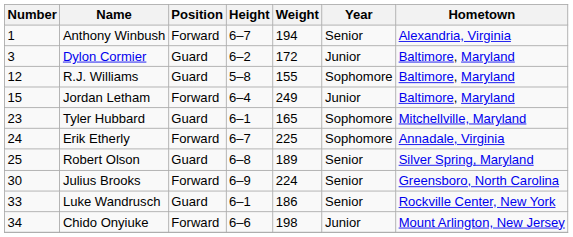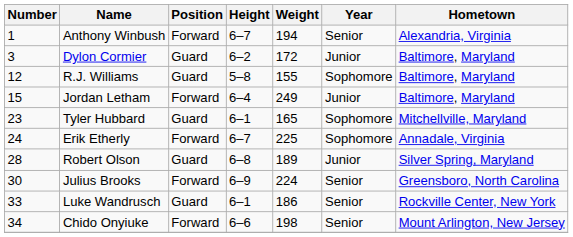(15, 160) 25 -> (15, 160) 28
(344, 160) Senior -> (343, 160) Junior
(343, 222) Junior -> (344, 222) Senior
